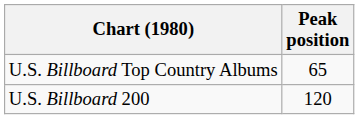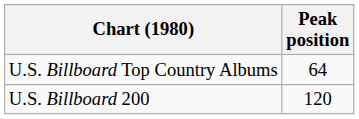(318, 69) 65 -> (318, 69) 64
